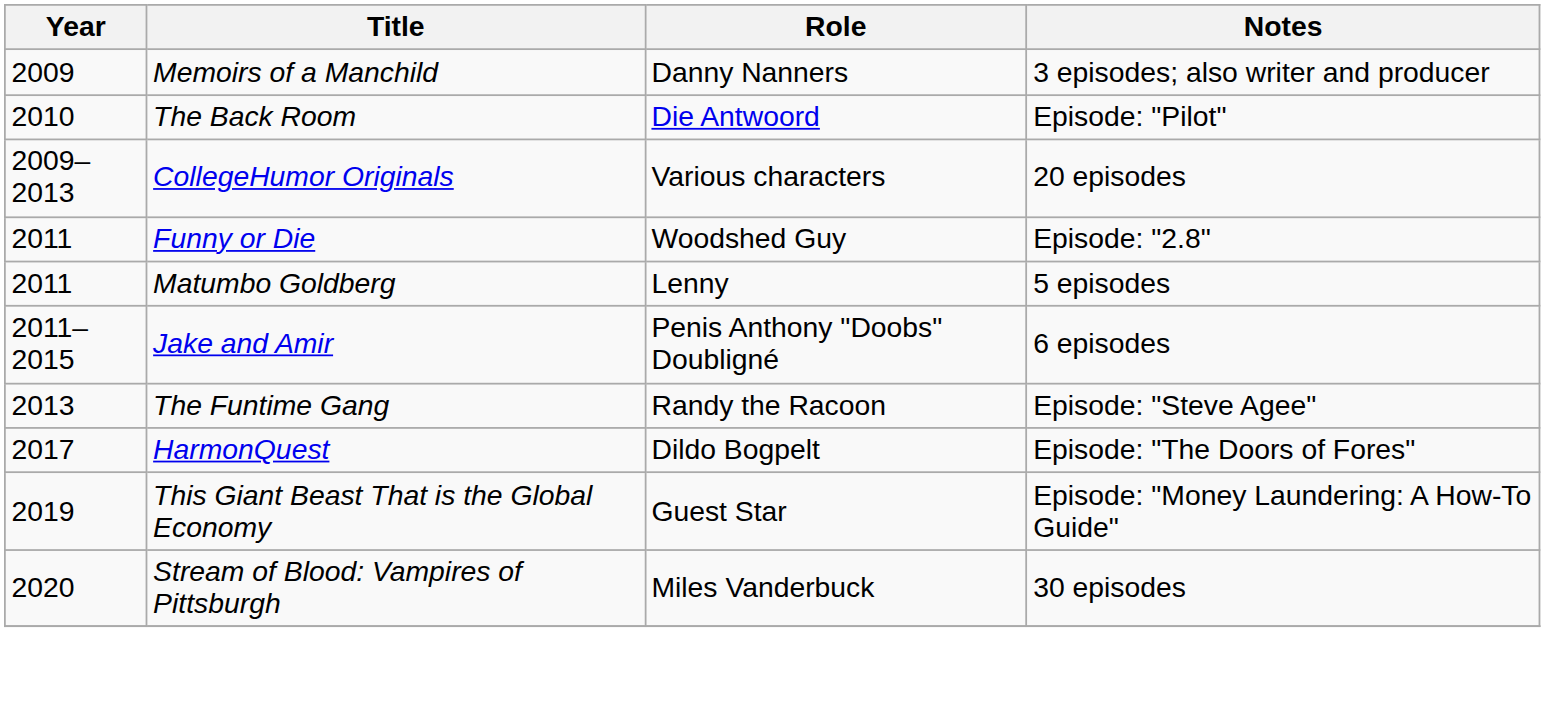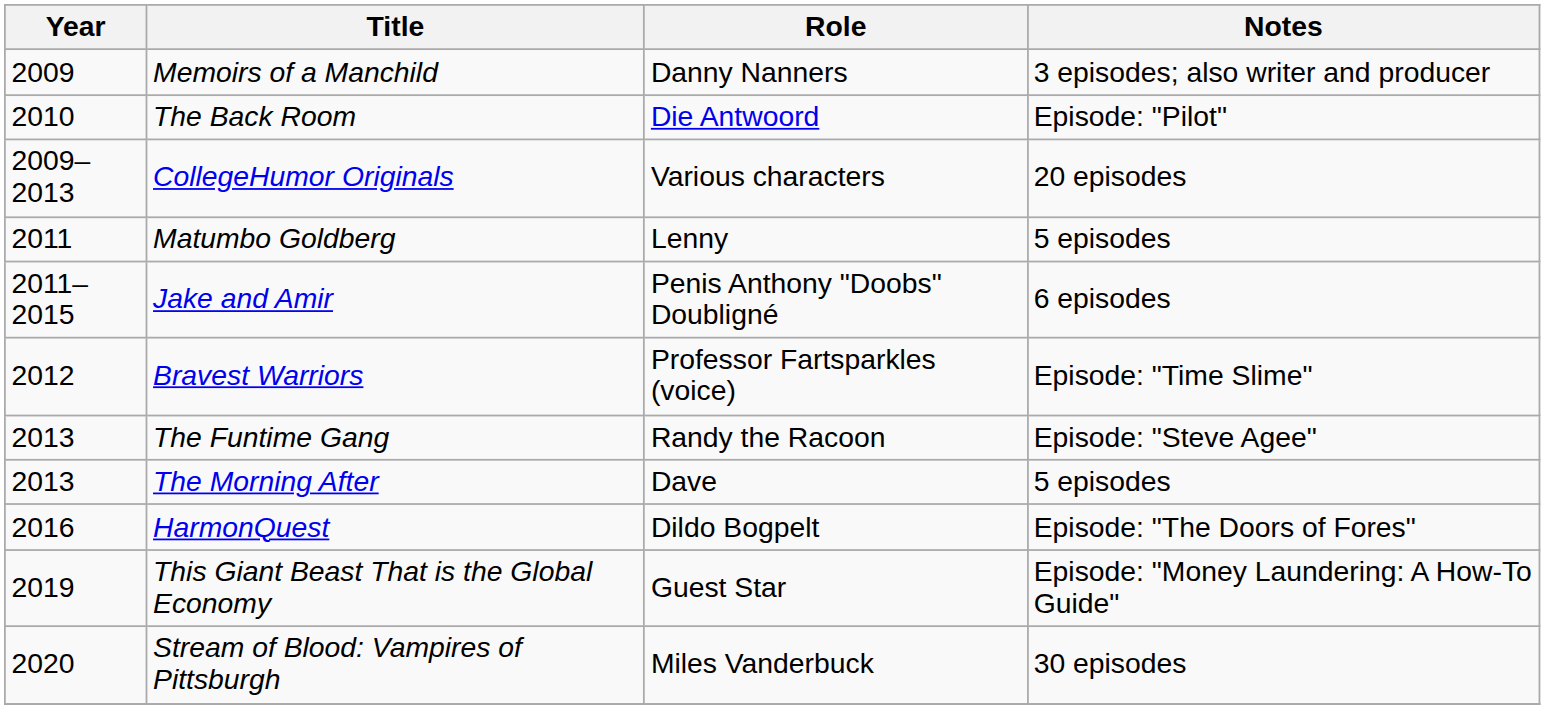- row: (234, 238)
+ row: (258, 376)
+ row: (266, 481)
(43, 449) 2017 -> (43, 526) 2016
